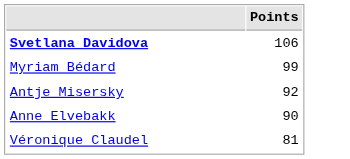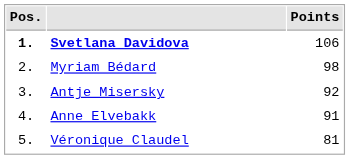+ column: (26, 18)
(291, 68) 99 -> (331, 68) 98
(291, 117) 90 -> (331, 117) 91
